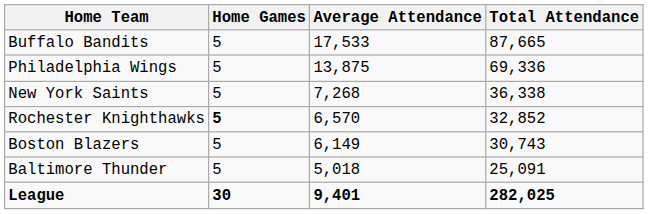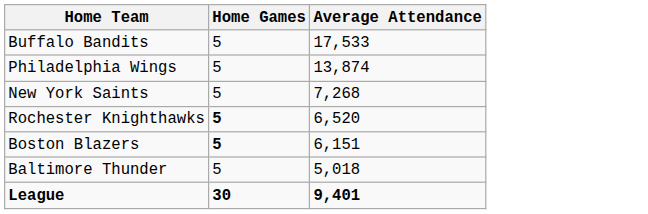- column: (564, 17)
(341, 68) 13,875 -> (341, 68) 13,874
(337, 119) 6,570 -> (337, 119) 6,520
(217, 144) normal -> (217, 144) bold
(337, 144) 6,149 -> (337, 144) 6,151
